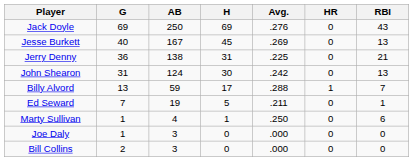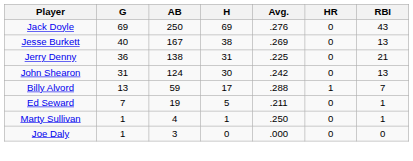(227, 42) 45 -> (227, 42) 38
(383, 118) 6 -> (383, 118) 1
- row: (51, 149)
